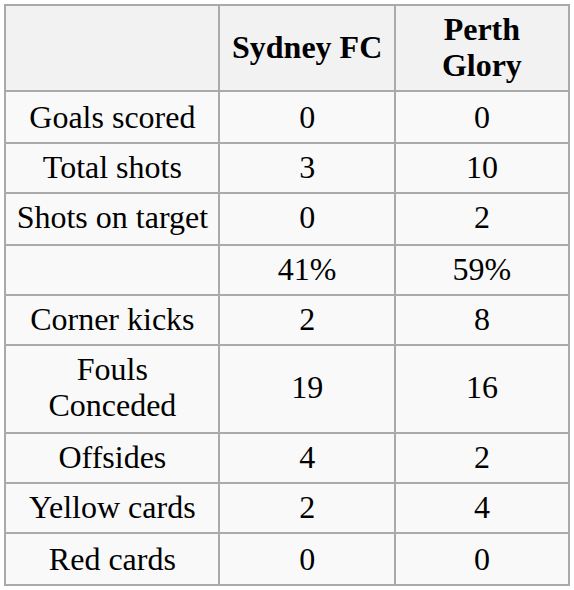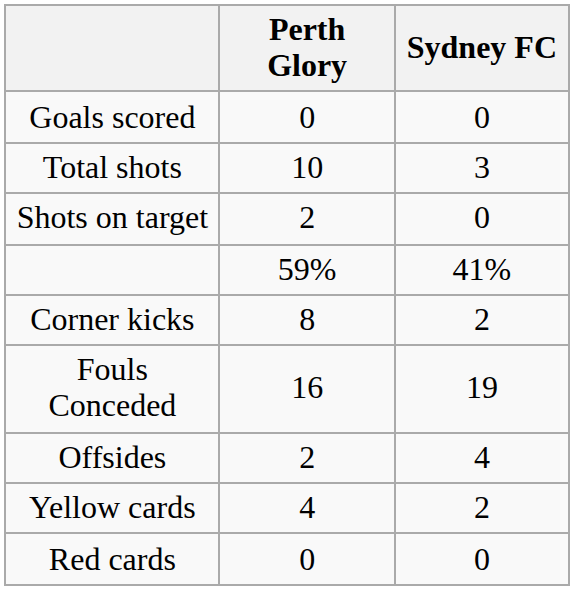columns swapped: (482, 47) <-> (307, 47)
